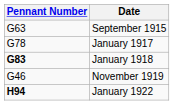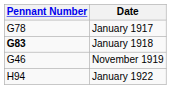- row: (129, 28)
(16, 92) bold -> (16, 76) normal
